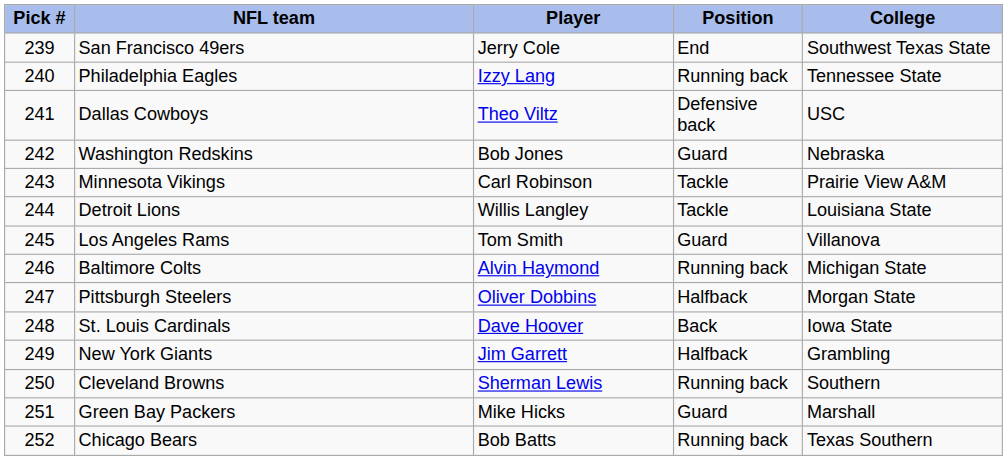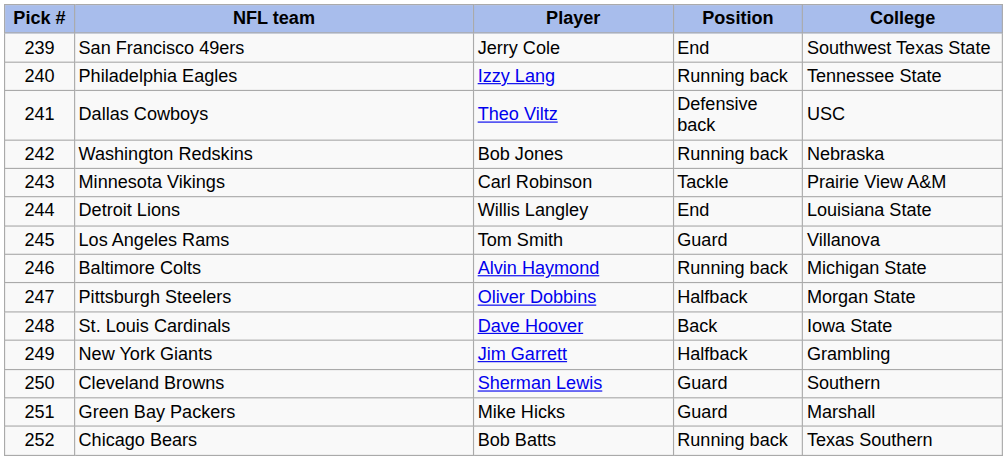(702, 153) Guard -> (732, 153) Running back
(703, 211) Tackle -> (693, 211) End
(732, 383) Running back -> (702, 383) Guard
